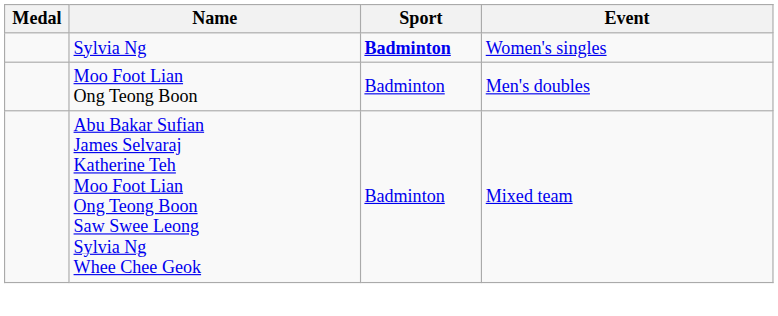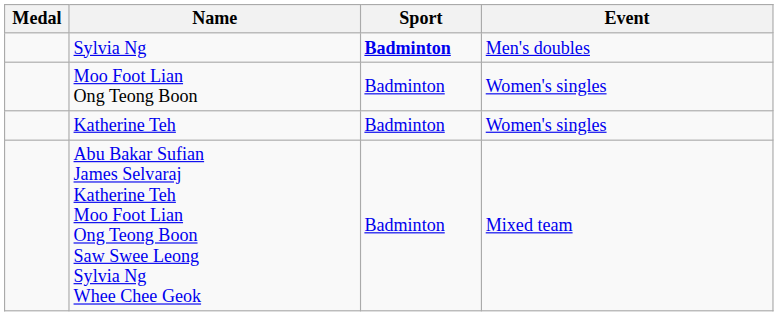(546, 47) Women's singles -> (538, 47) Men's doubles
(538, 86) Men's doubles -> (546, 86) Women's singles
+ row: (125, 125)
